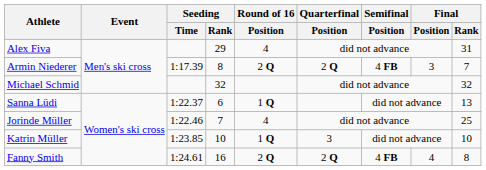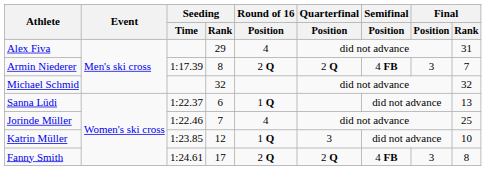(220, 139) 10 -> (220, 139) 12
(220, 157) 16 -> (220, 157) 17
(431, 157) 4 -> (431, 157) 3
